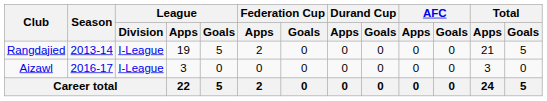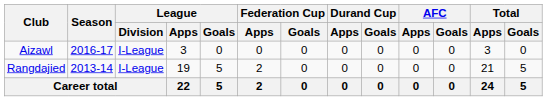rows swapped: (36, 50) <-> (36, 68)
